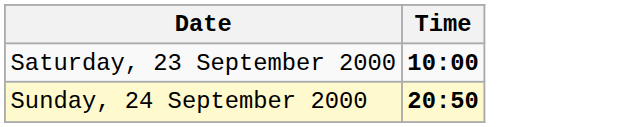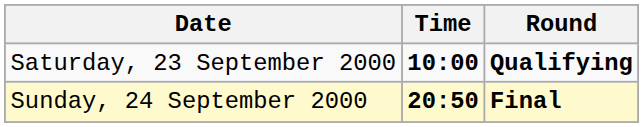+ column: (561, 24)
